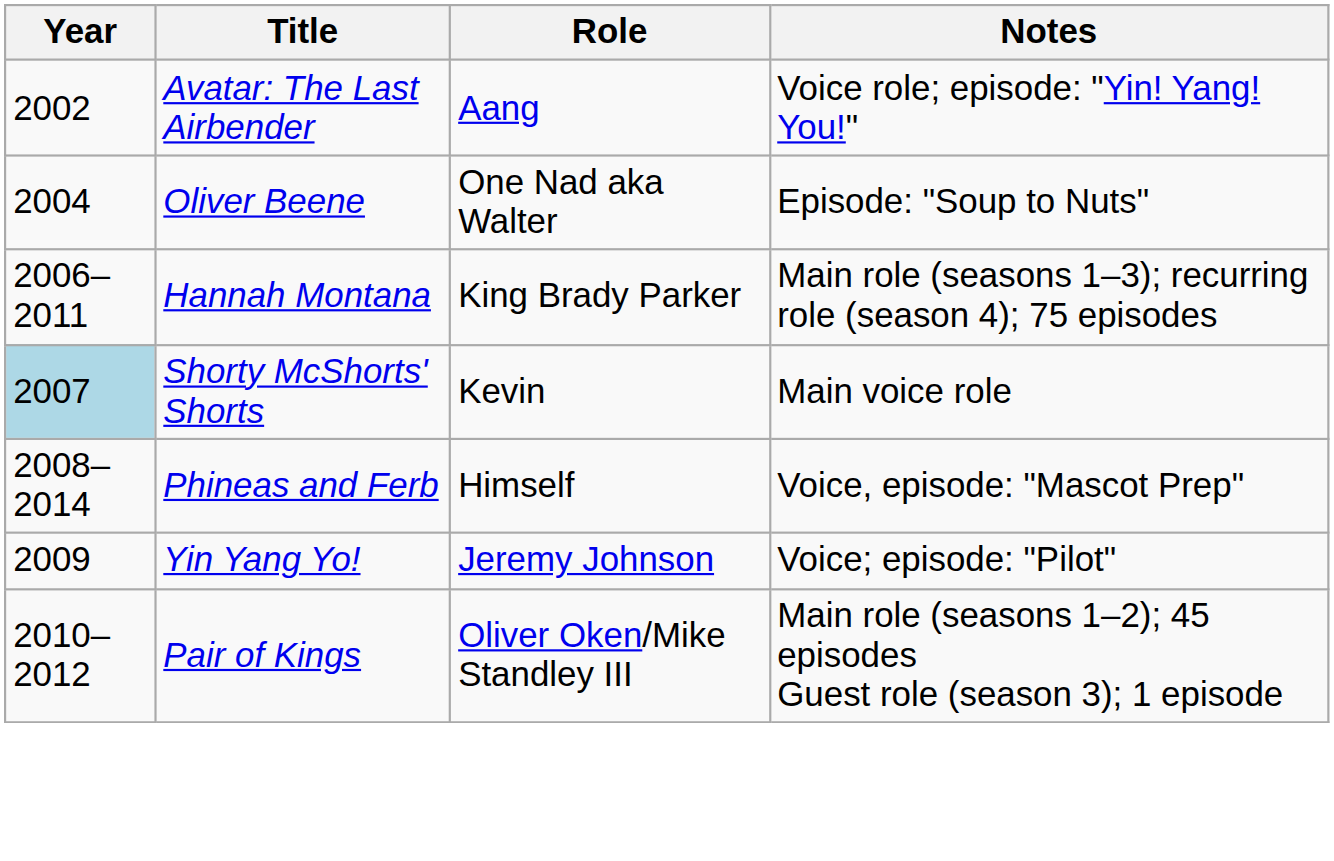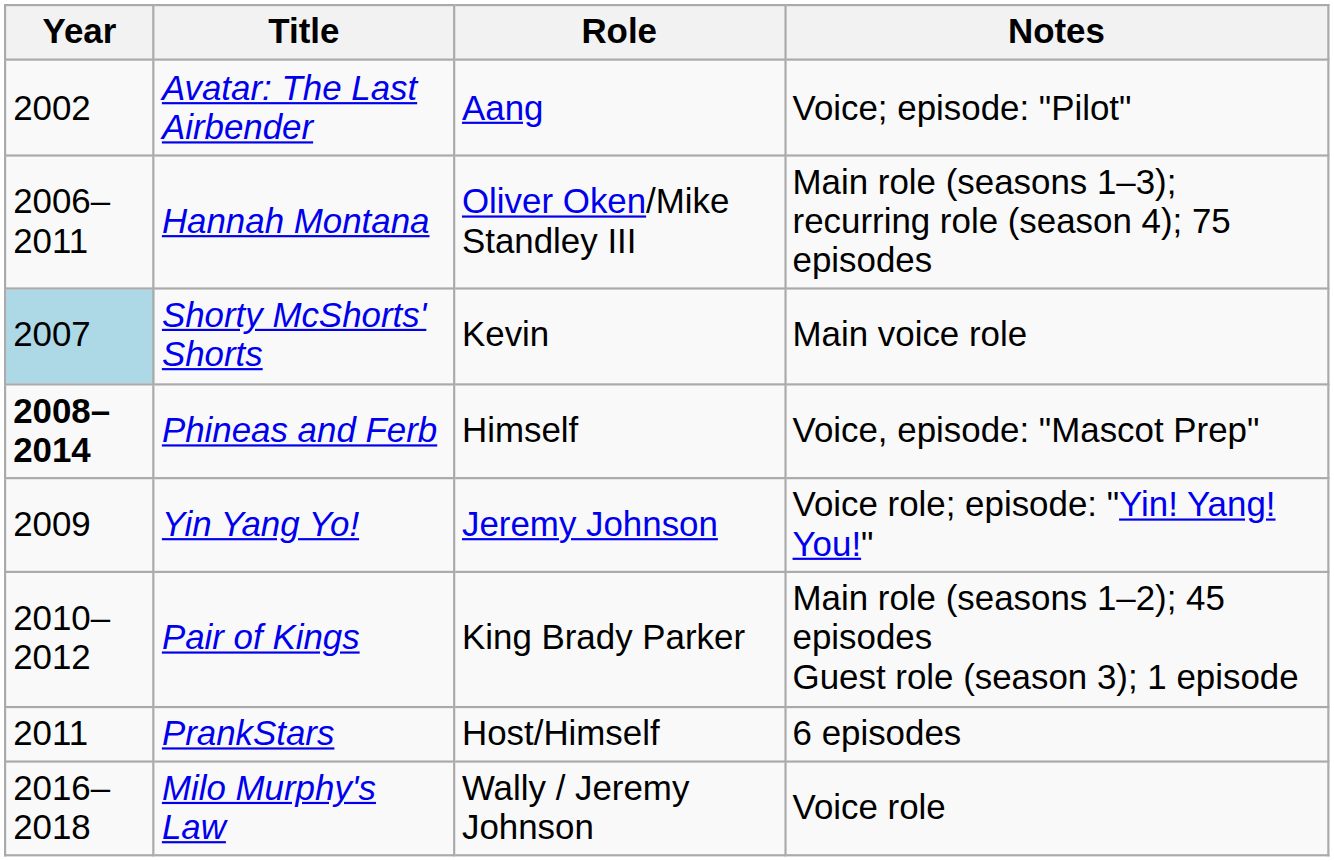(1019, 107) Voice role; episode: "Yin! Yang! You!" -> (962, 107) Voice; episode: "Pilot"
- row: (264, 201)
(600, 296) King Brady Parker -> (596, 221) Oliver Oken/Mike Standley III
(62, 485) normal -> (62, 430) bold
(947, 560) Voice; episode: "Pilot" -> (1034, 524) Voice role; episode: "Yin! Yang! You!"
(592, 654) Oliver Oken/Mike Standley III -> (604, 638) King Brady Parker
+ row: (248, 733)
+ row: (269, 808)
